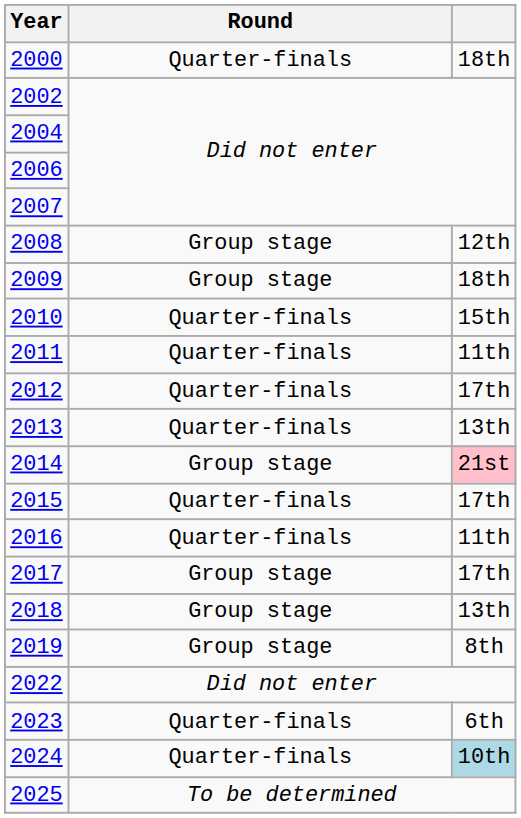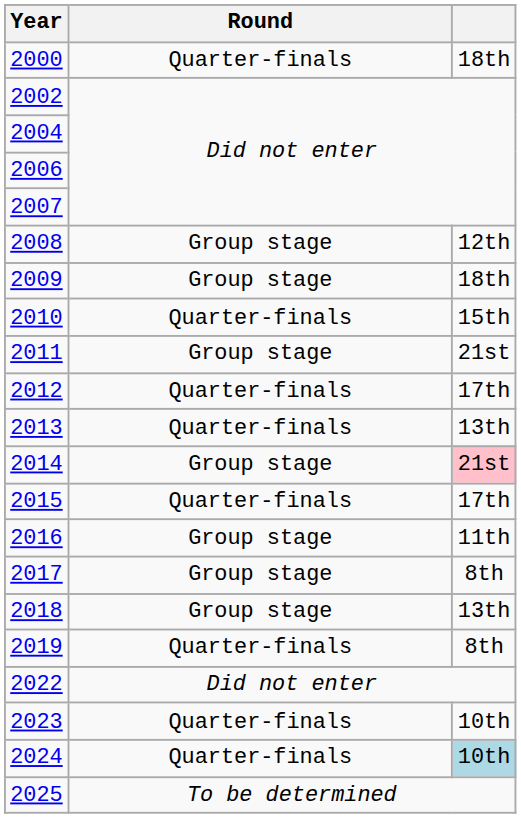(260, 354) Quarter-finals -> (260, 354) Group stage
(484, 354) 11th -> (484, 354) 21st
(260, 538) Quarter-finals -> (260, 538) Group stage
(484, 574) 17th -> (484, 574) 8th
(260, 648) Group stage -> (260, 648) Quarter-finals
(484, 721) 6th -> (484, 721) 10th
